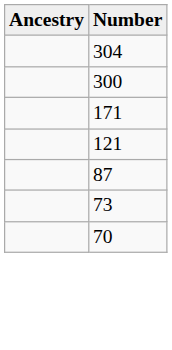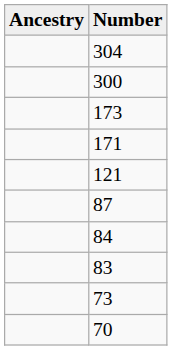+ row: (108, 112)
+ row: (103, 236)
+ row: (103, 267)
